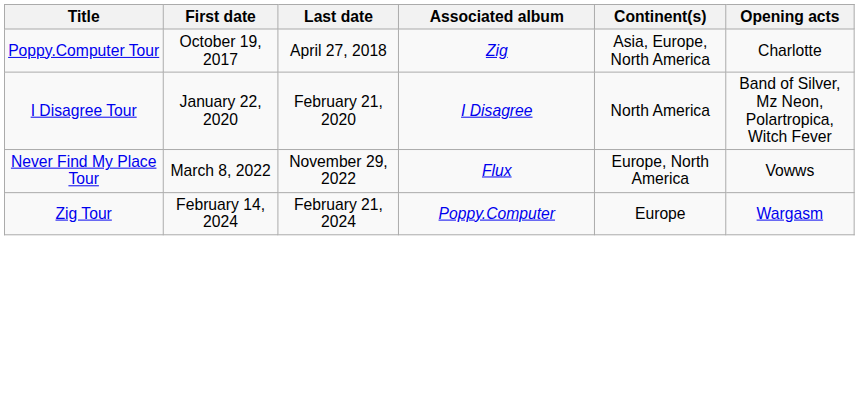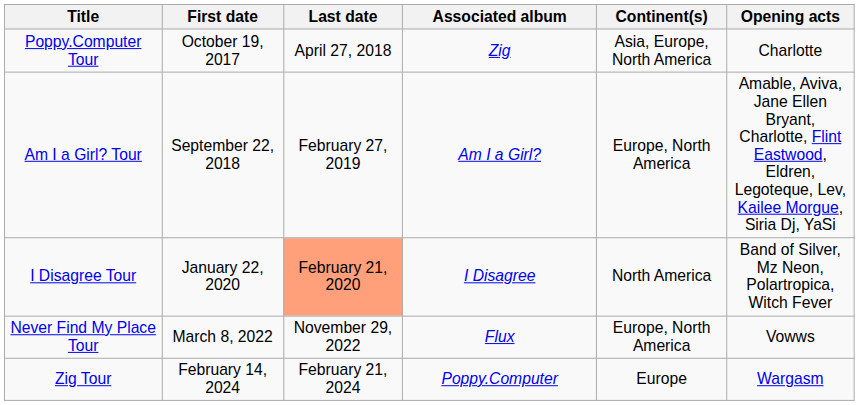+ row: (83, 154)
(338, 110) no background -> (343, 276) lightsalmon background
